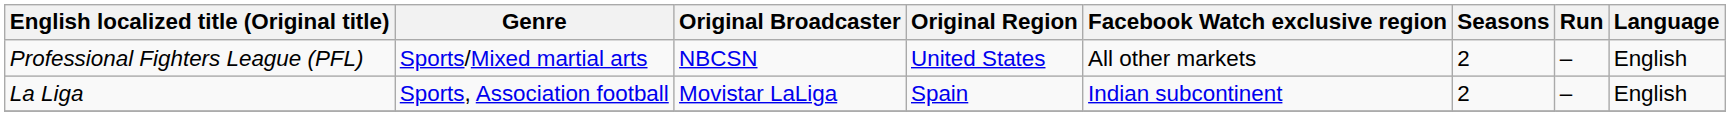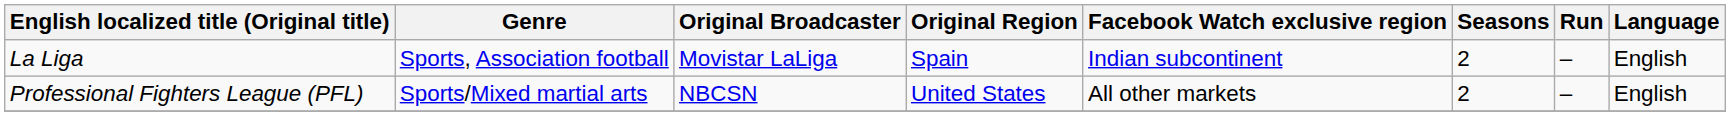rows swapped: (187, 57) <-> (47, 93)
